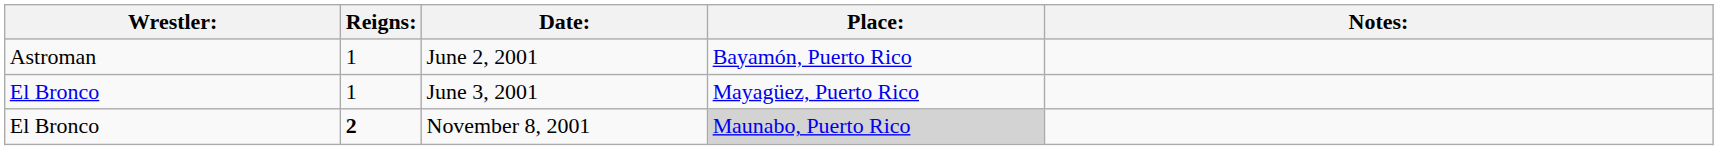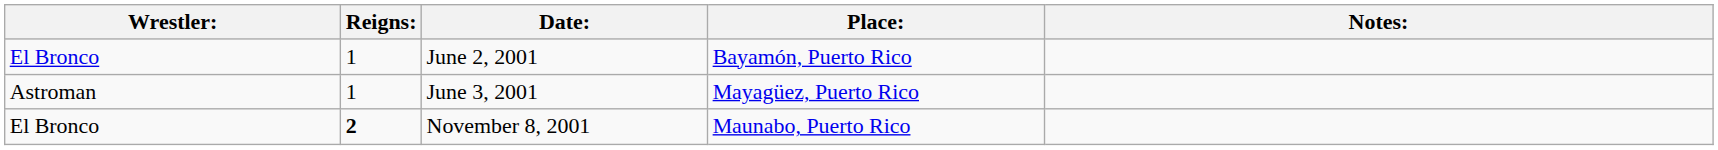(53, 56) Astroman -> (54, 56) El Bronco
(54, 91) El Bronco -> (53, 91) Astroman
(812, 126) lightgrey background -> (812, 126) no background
